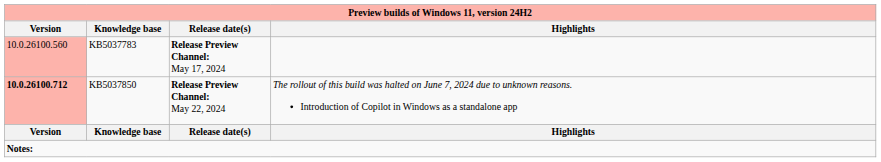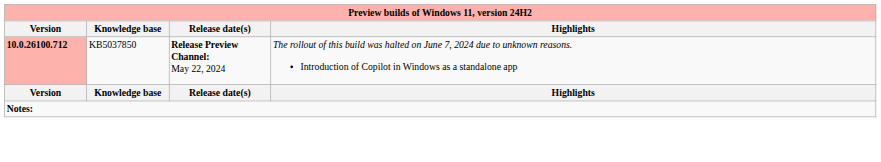- row: (113, 45)
